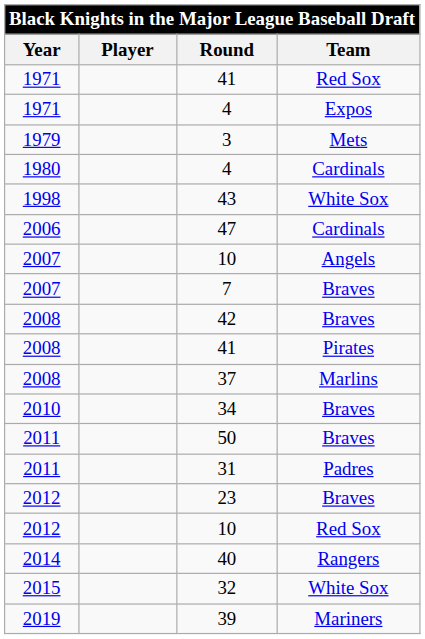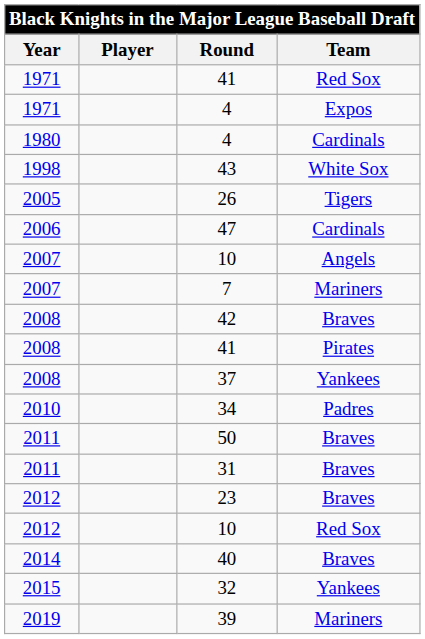- row: (42, 139)
+ row: (42, 199)
(348, 288) Braves -> (348, 288) Mariners
(348, 378) Marlins -> (348, 378) Yankees
(348, 408) Braves -> (348, 408) Padres
(348, 468) Padres -> (348, 468) Braves
(348, 558) Rangers -> (348, 558) Braves
(348, 588) White Sox -> (348, 588) Yankees
